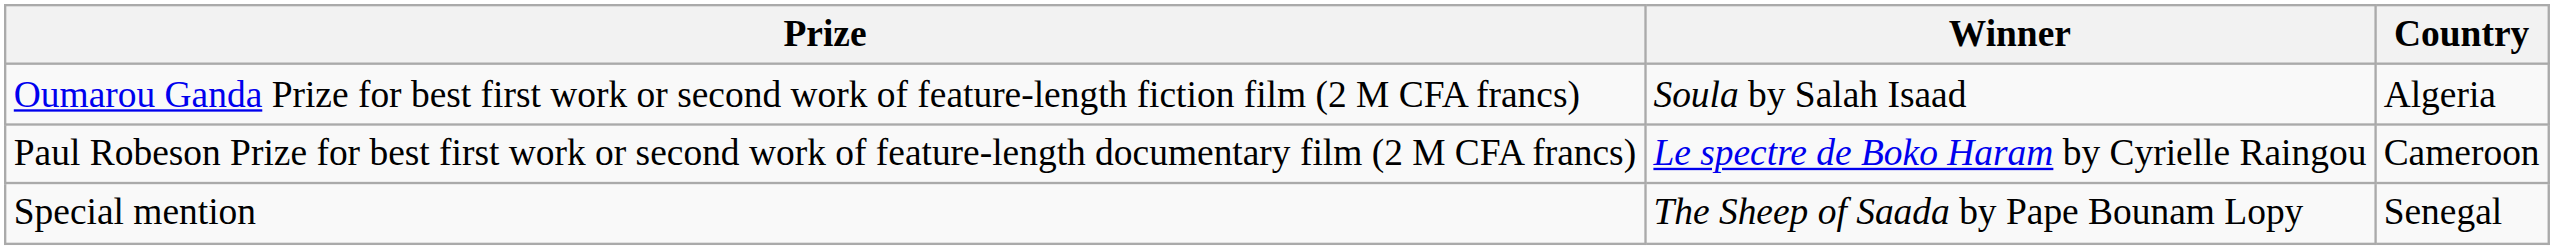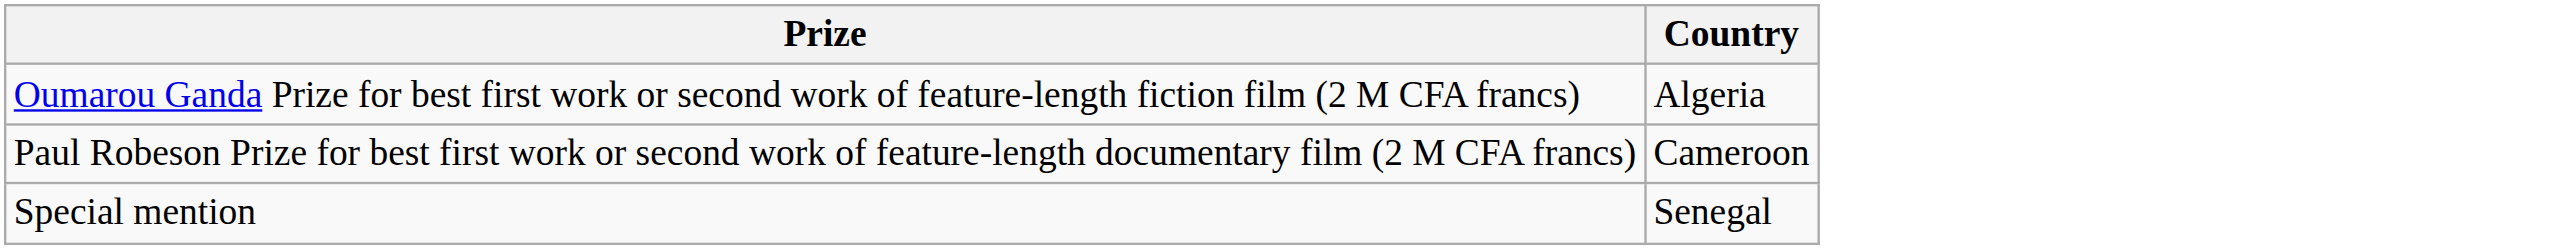- column: (2010, 34)
